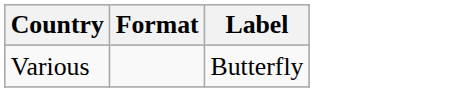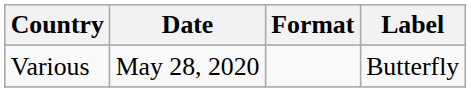+ column: (188, 24)
